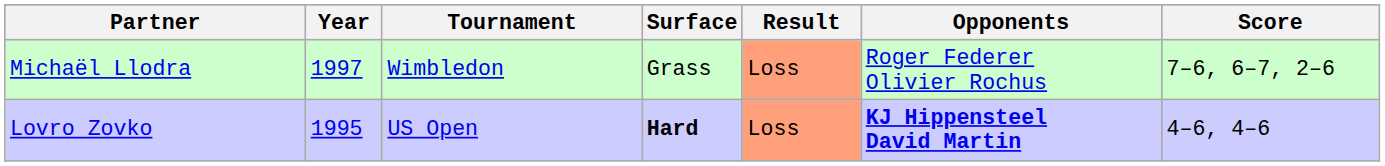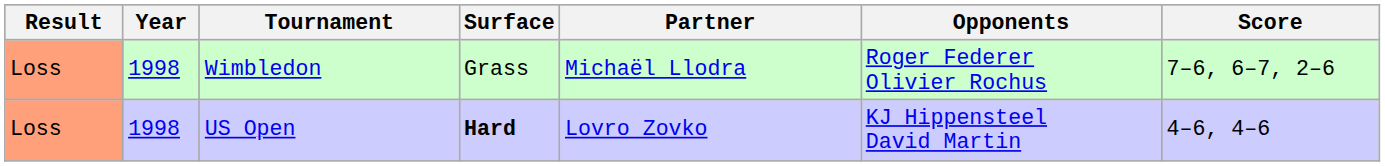columns swapped: (802, 22) <-> (155, 22)
(337, 70) 1997 -> (154, 70) 1998
(337, 130) 1995 -> (154, 130) 1998
(956, 130) bold -> (956, 130) normal
